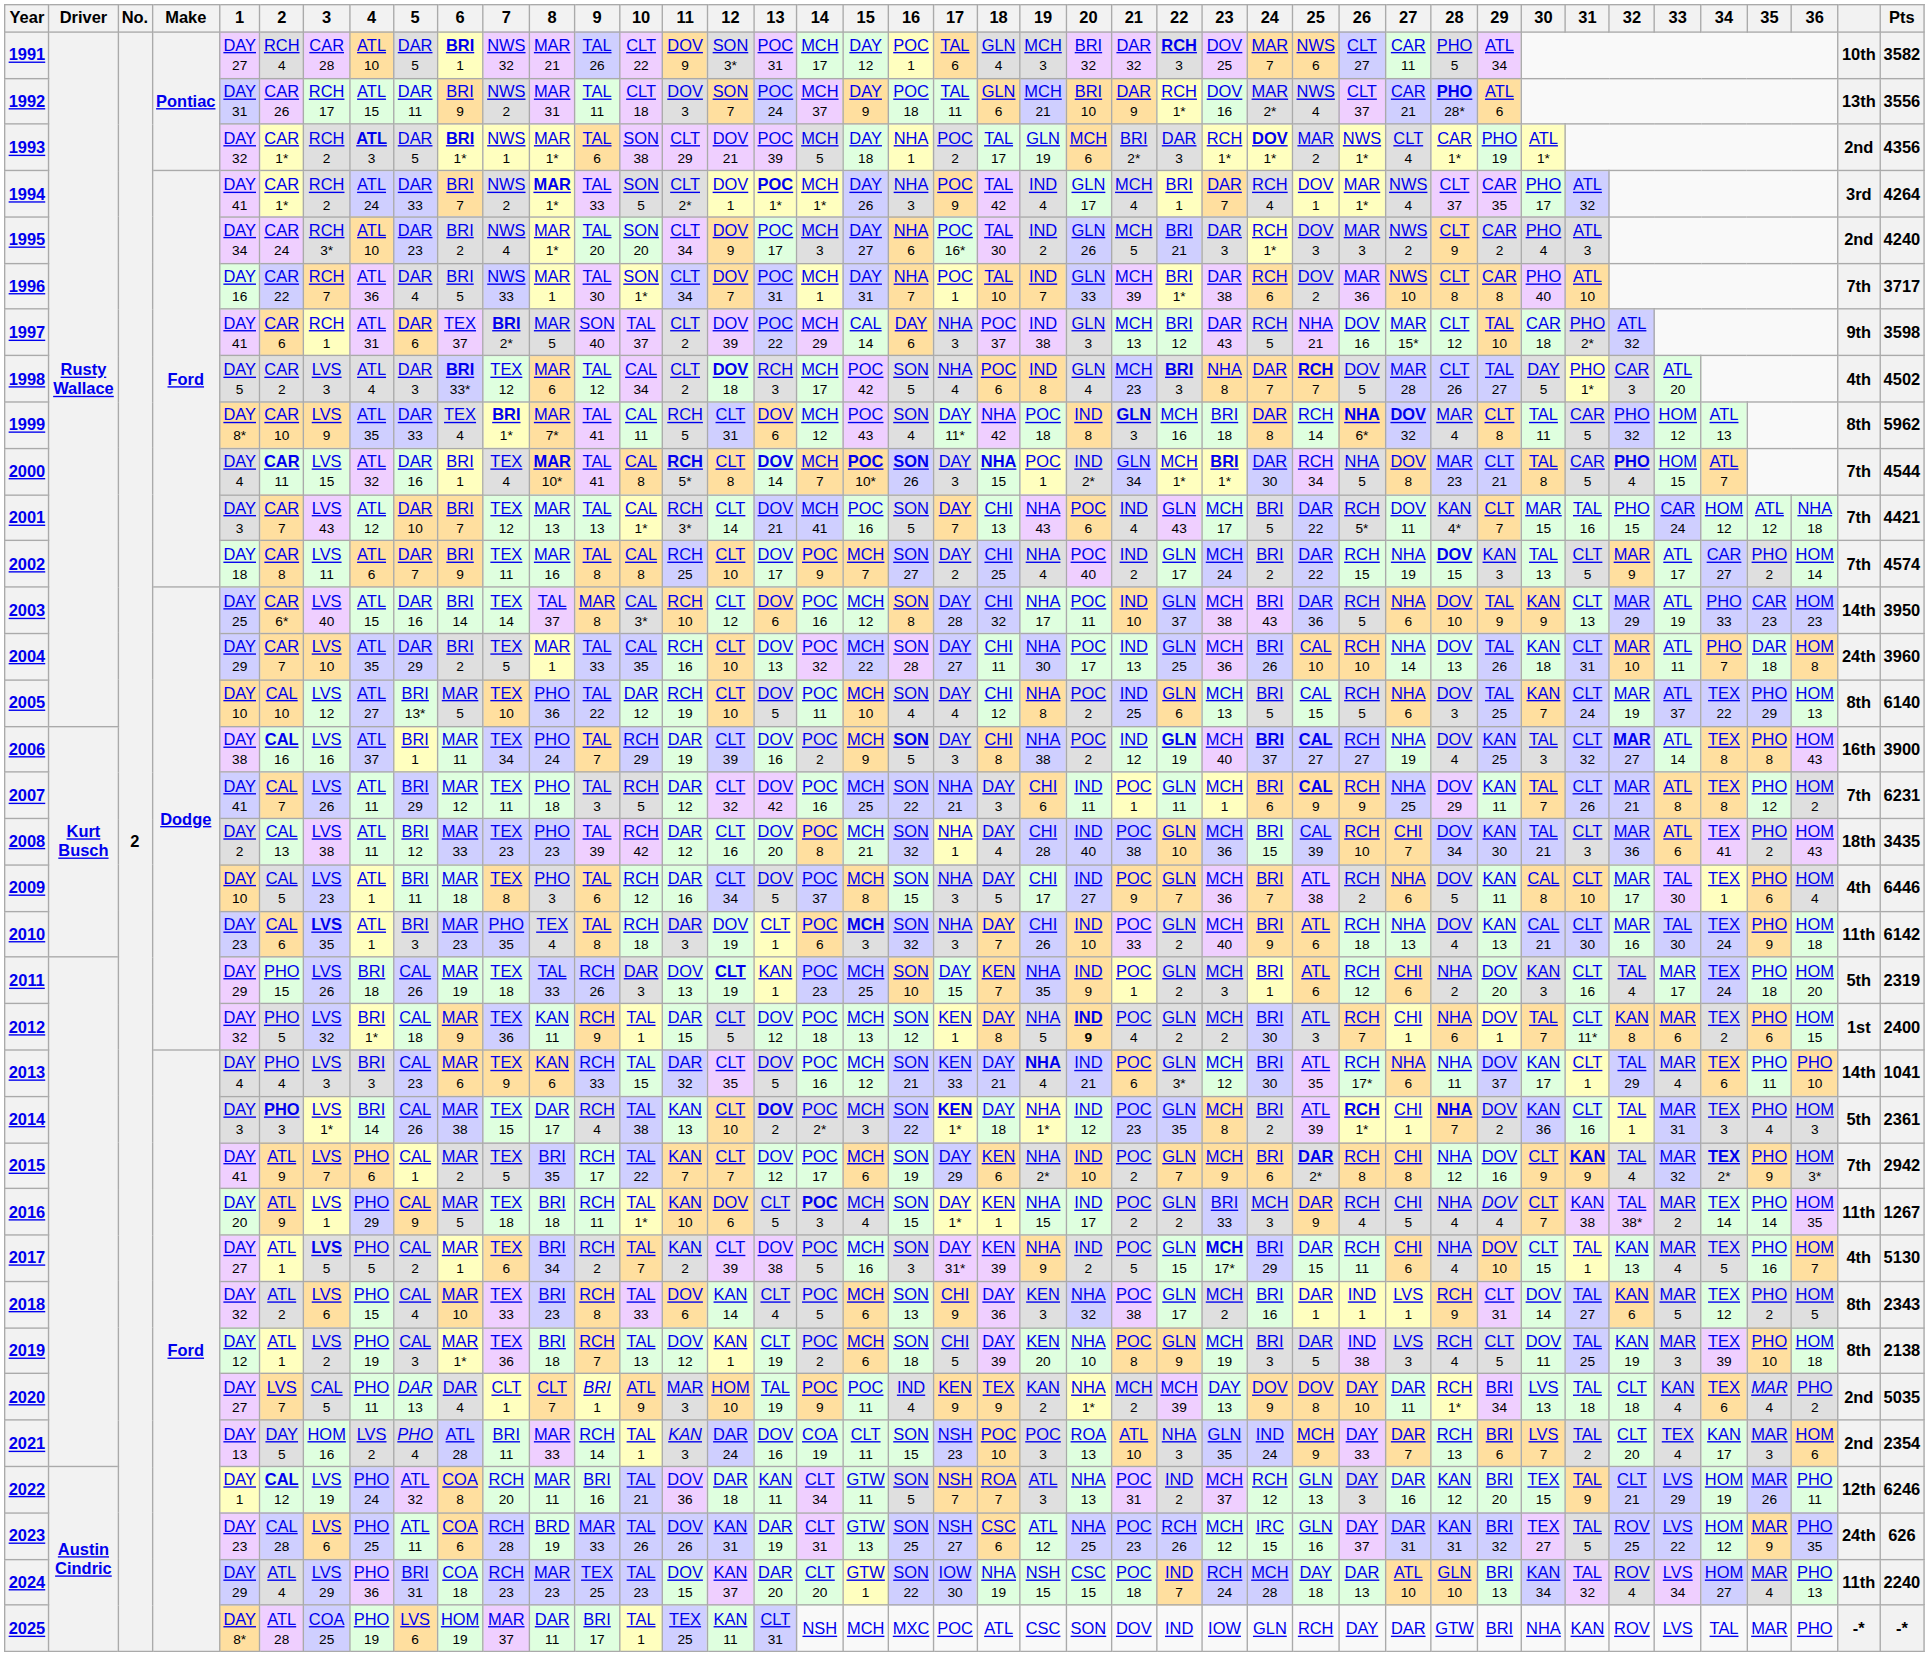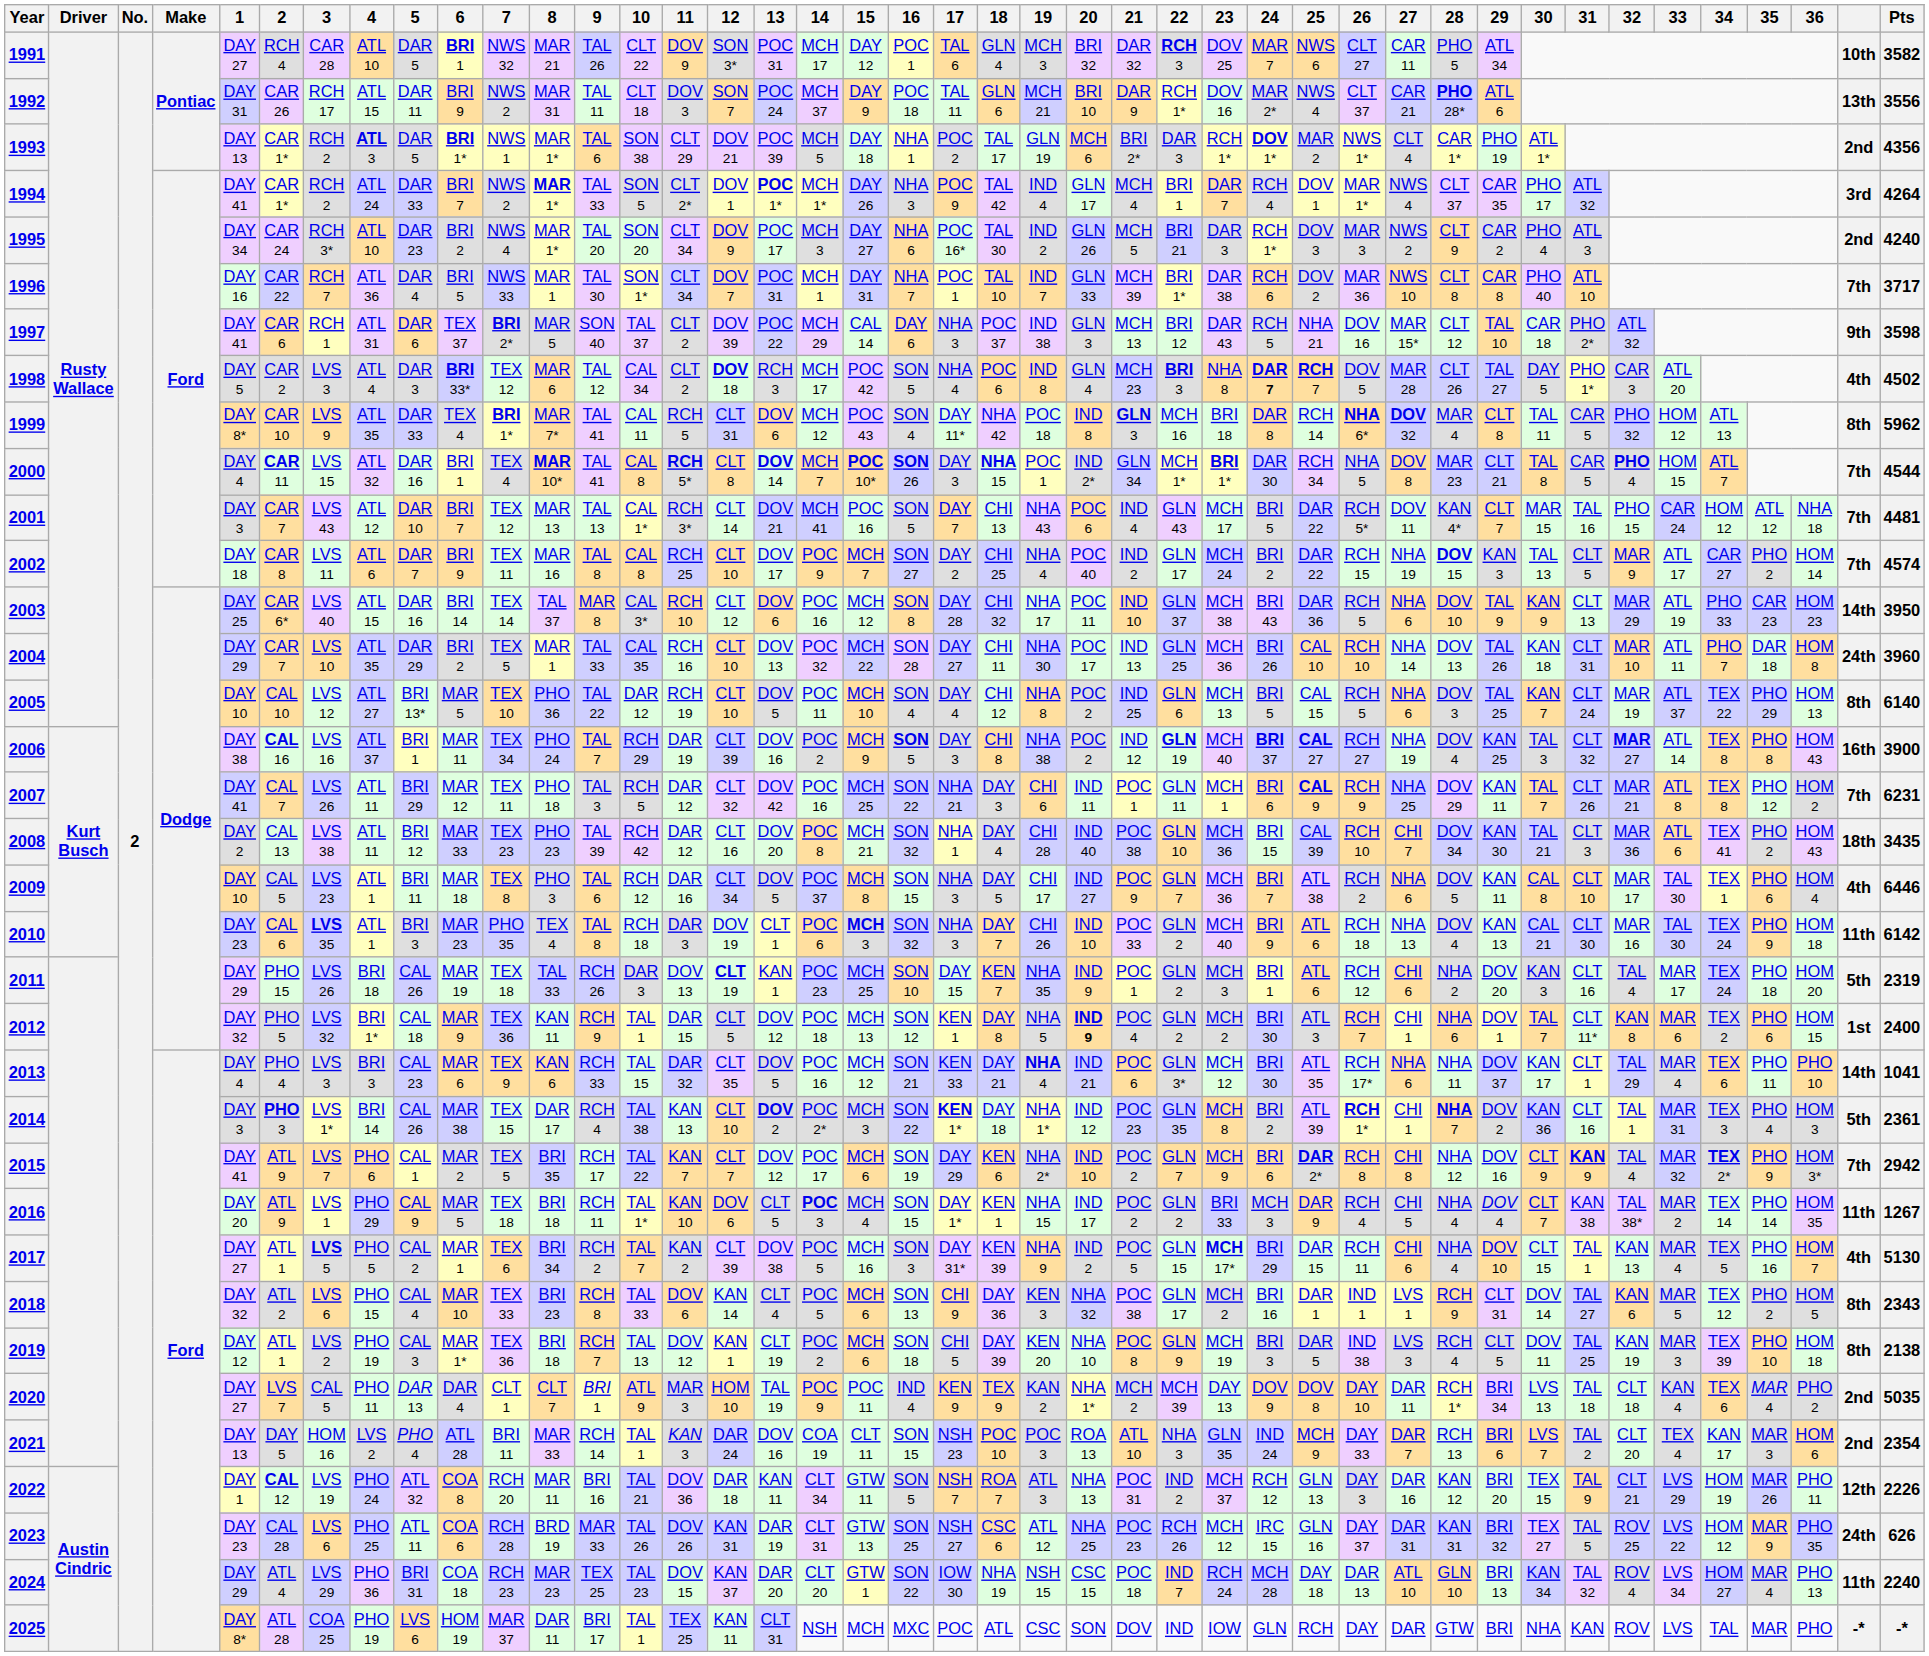(240, 147) DAY 32 -> (240, 147) DAY 13
(1270, 378) normal -> (1270, 379) bold
(1902, 518) 4421 -> (1902, 518) 4481
(1902, 1490) 6246 -> (1902, 1490) 2226
